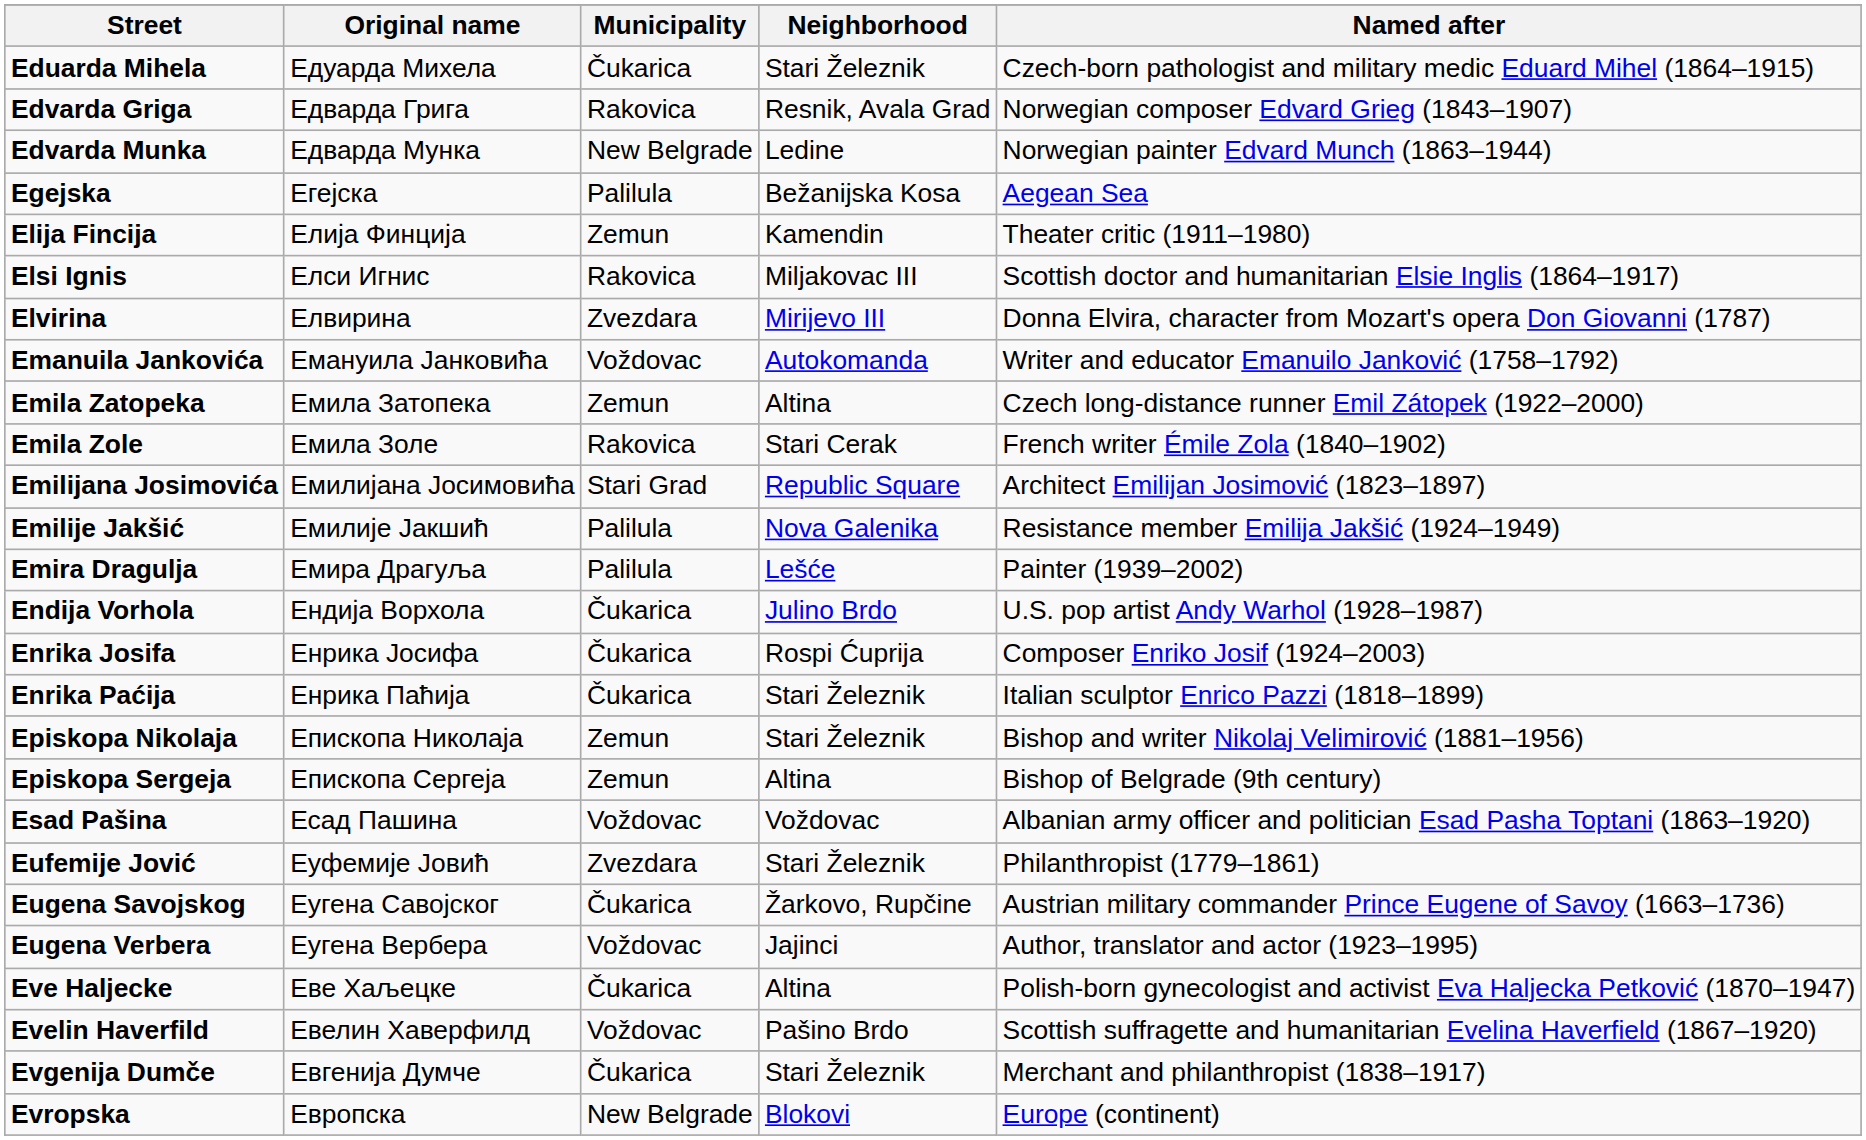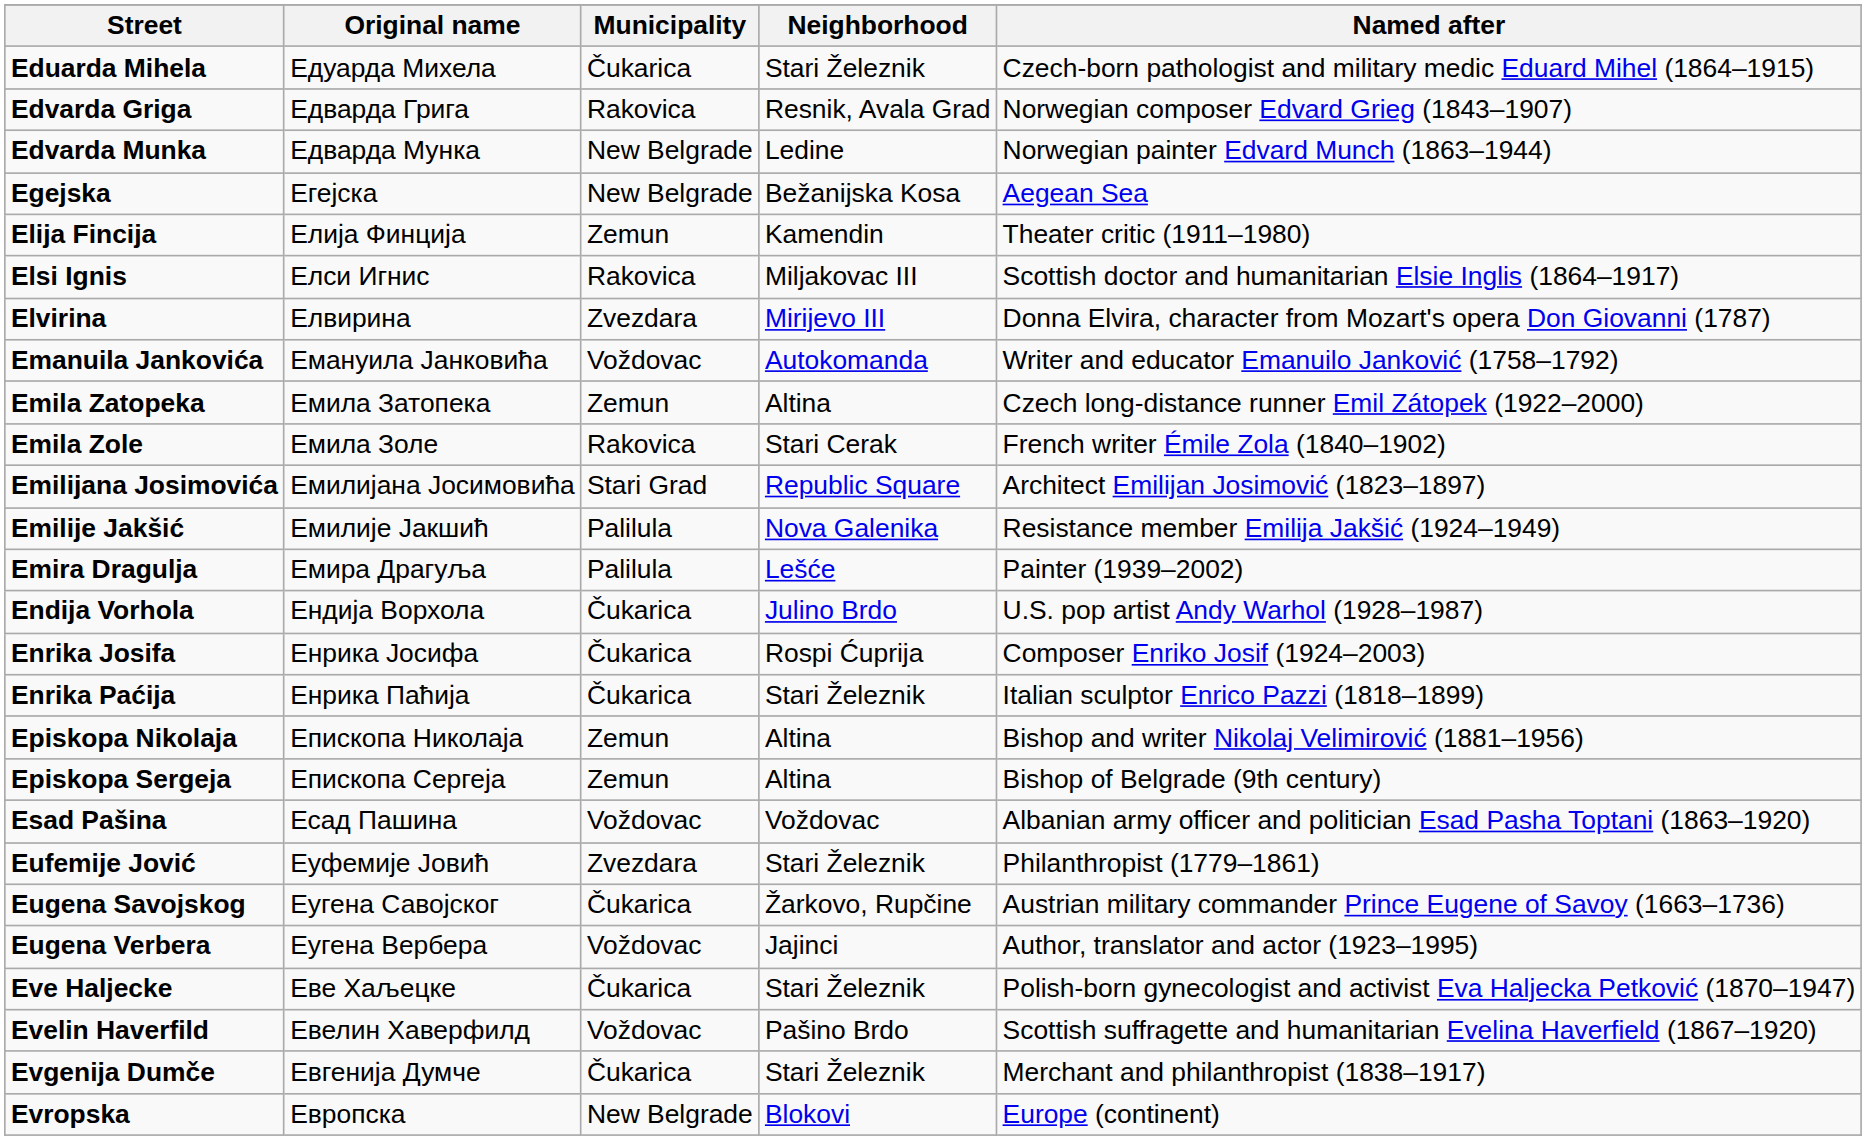(629, 192) Palilula -> (670, 192) New Belgrade
(845, 737) Stari Železnik -> (798, 737) Altina
(798, 988) Altina -> (845, 988) Stari Železnik
